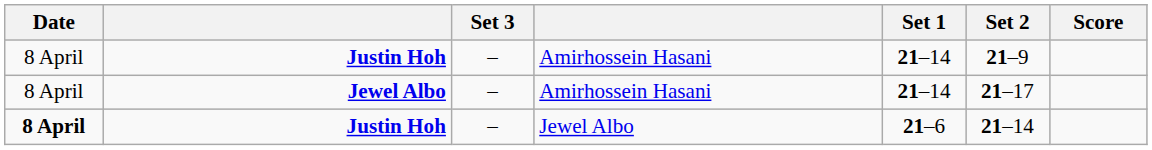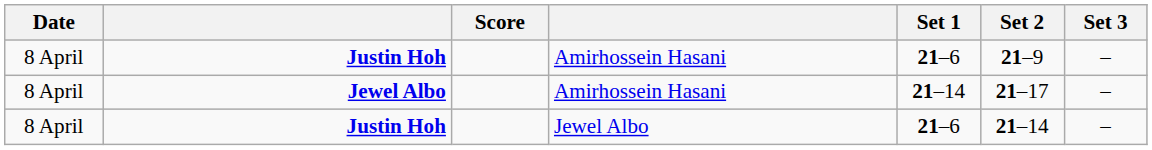columns swapped: (1098, 22) <-> (493, 22)
(924, 57) 21–14 -> (939, 57) 21–6
(54, 127) bold -> (54, 127) normal
